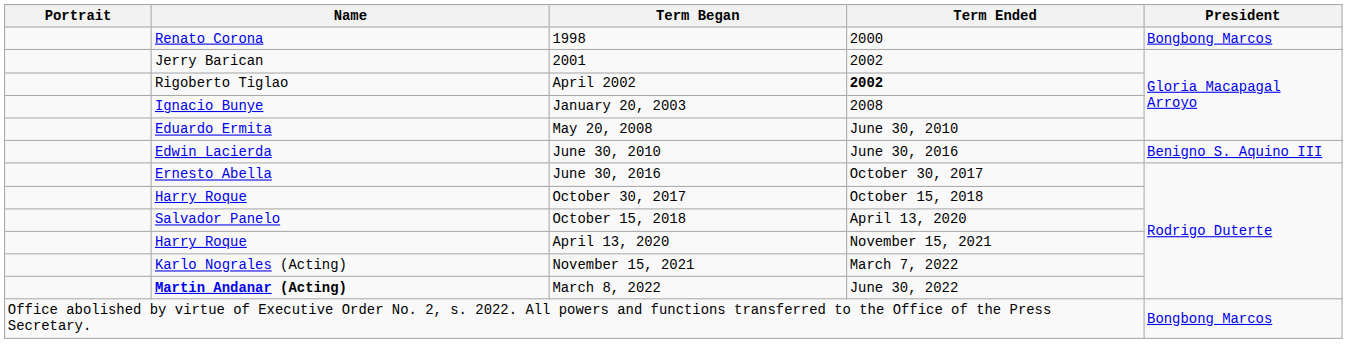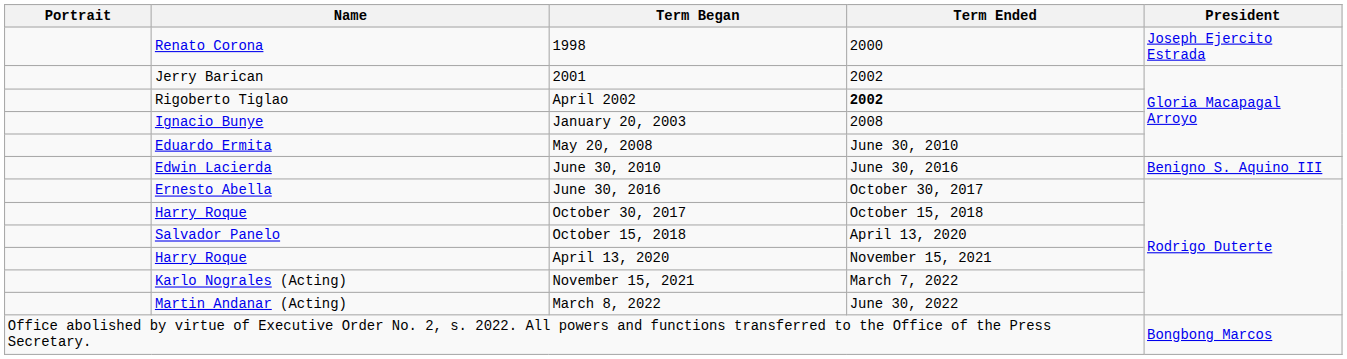(1210, 39) Bongbong Marcos -> (1210, 47) Joseph Ejercito Estrada
(251, 288) bold -> (251, 304) normal
